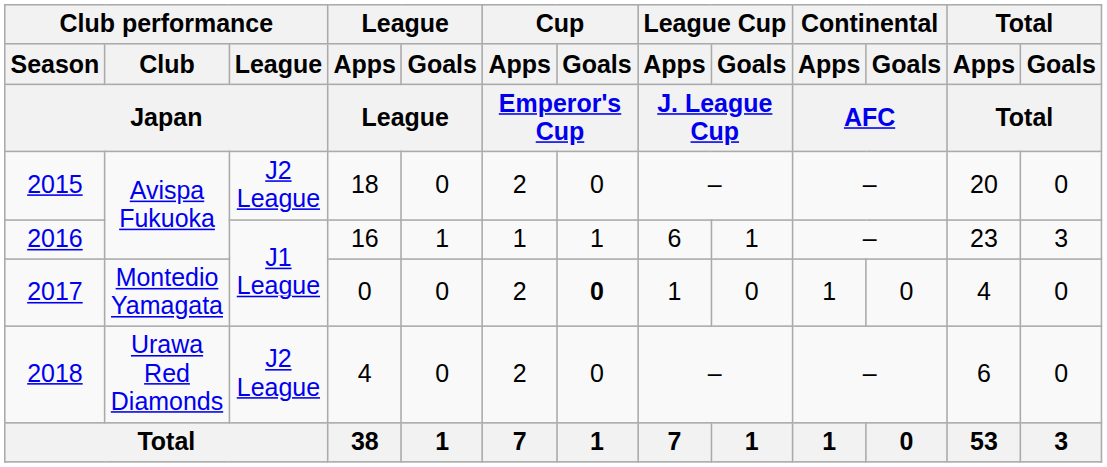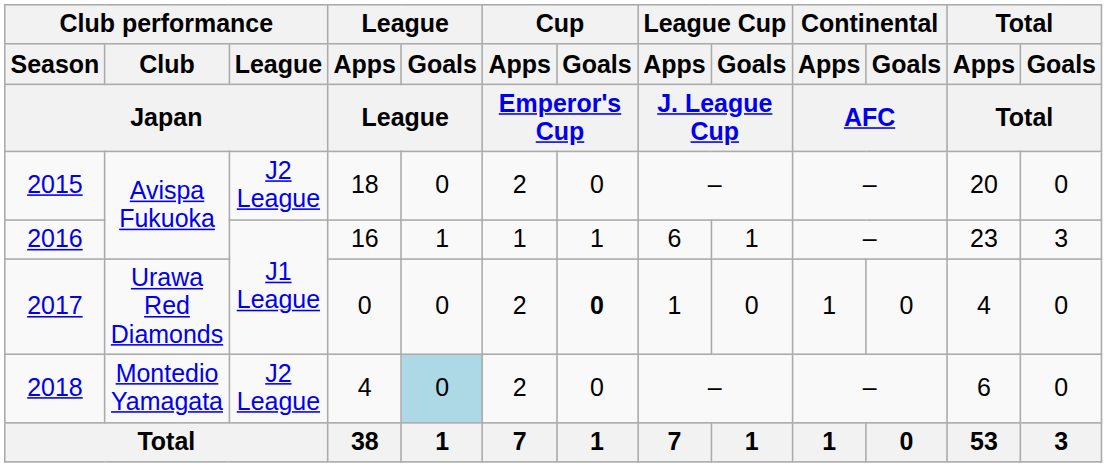(167, 292) Montedio Yamagata -> (167, 306) Urawa Red Diamonds
(167, 374) Urawa Red Diamonds -> (167, 388) Montedio Yamagata
(442, 374) no background -> (442, 388) lightblue background
